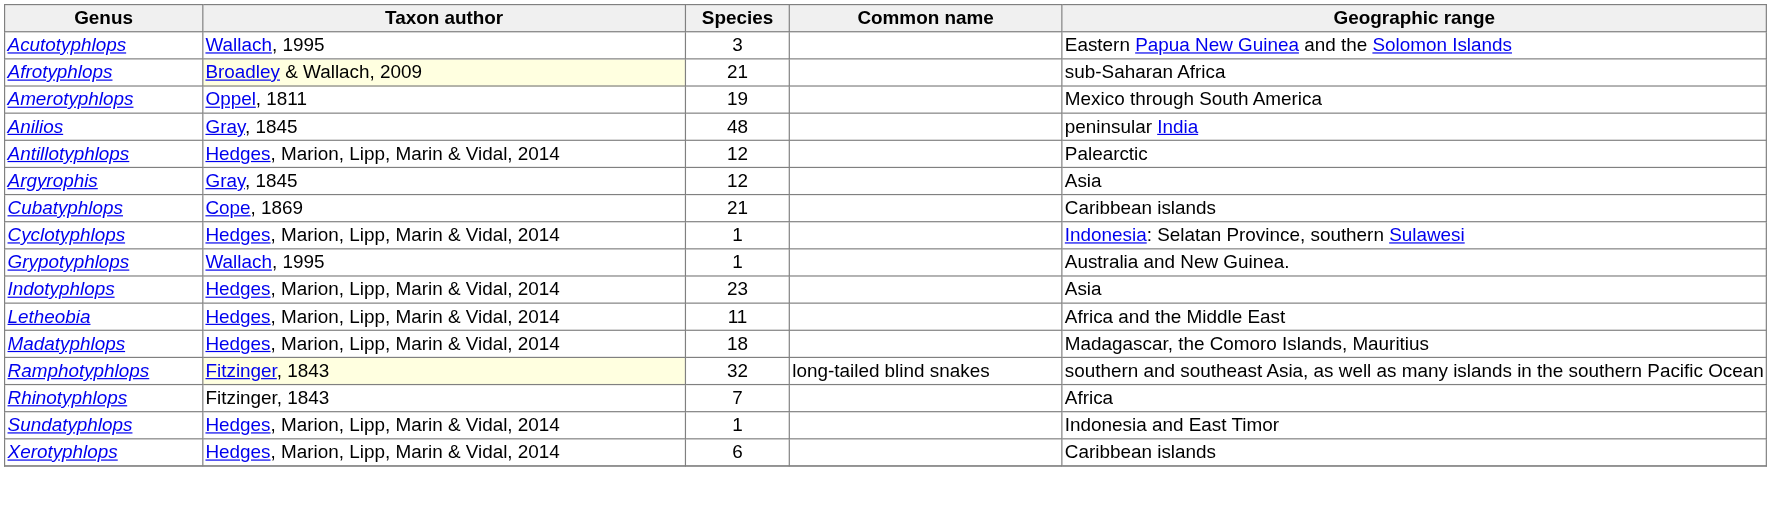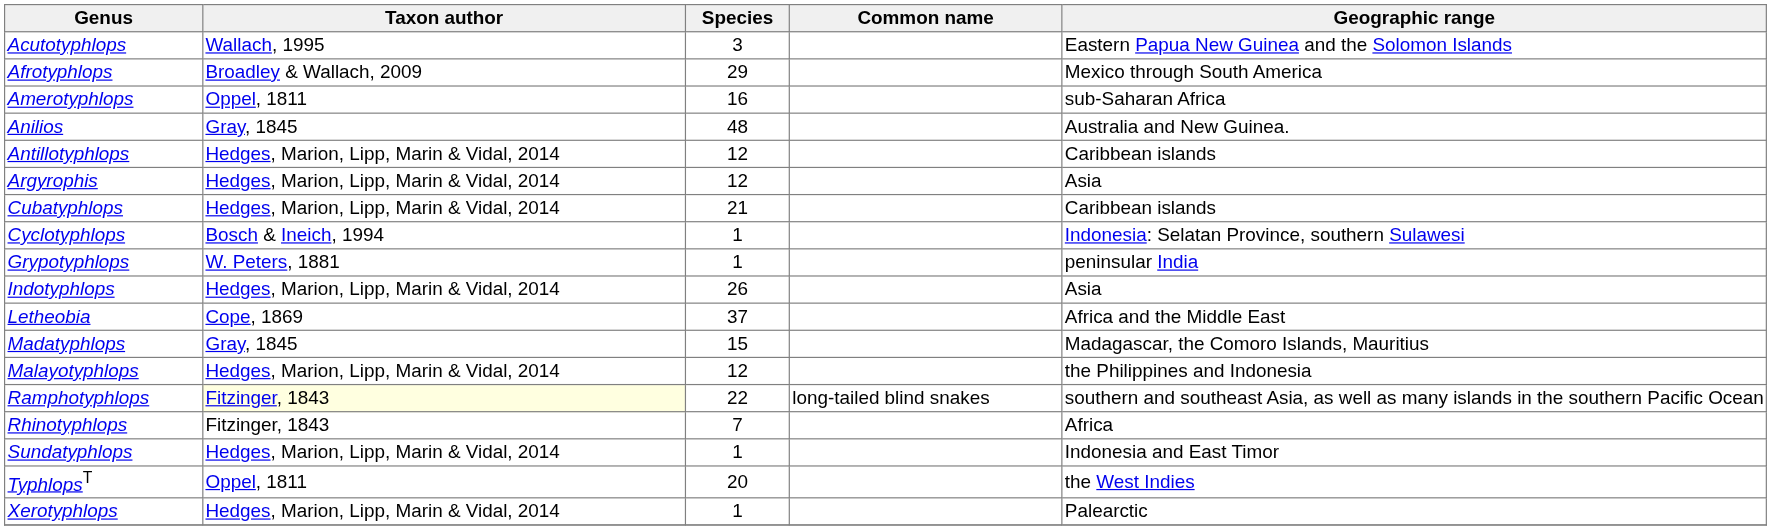(314, 72) lightyellow background -> (314, 72) no background
(737, 72) 21 -> (737, 72) 29
(1145, 72) sub-Saharan Africa -> (1193, 72) Mexico through South America
(737, 99) 19 -> (737, 99) 16
(1193, 99) Mexico through South America -> (1145, 99) sub-Saharan Africa
(1131, 126) peninsular India -> (1177, 126) Australia and New Guinea.
(1106, 153) Palearctic -> (1140, 153) Caribbean islands
(251, 180) Gray, 1845 -> (383, 180) Hedges, Marion, Lipp, Marin & Vidal, 2014
(254, 208) Cope, 1869 -> (383, 208) Hedges, Marion, Lipp, Marin & Vidal, 2014
(383, 235) Hedges, Marion, Lipp, Marin & Vidal, 2014 -> (295, 235) Bosch & Ineich, 1994
(265, 262) Wallach, 1995 -> (273, 262) W. Peters, 1881
(1177, 262) Australia and New Guinea. -> (1131, 262) peninsular India
(737, 289) 23 -> (737, 289) 26
(383, 316) Hedges, Marion, Lipp, Marin & Vidal, 2014 -> (254, 316) Cope, 1869
(737, 316) 11 -> (737, 316) 37
(383, 343) Hedges, Marion, Lipp, Marin & Vidal, 2014 -> (251, 343) Gray, 1845
(737, 343) 18 -> (737, 343) 15
+ row: (73, 370)
(737, 370) 32 -> (737, 398) 22
+ row: (50, 482)
(737, 452) 6 -> (737, 511) 1
(1140, 452) Caribbean islands -> (1106, 511) Palearctic
